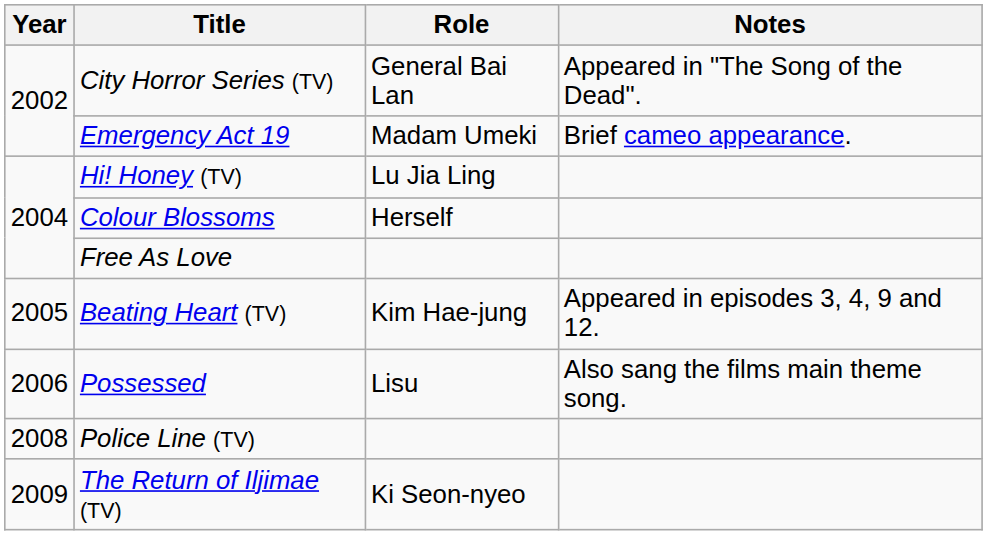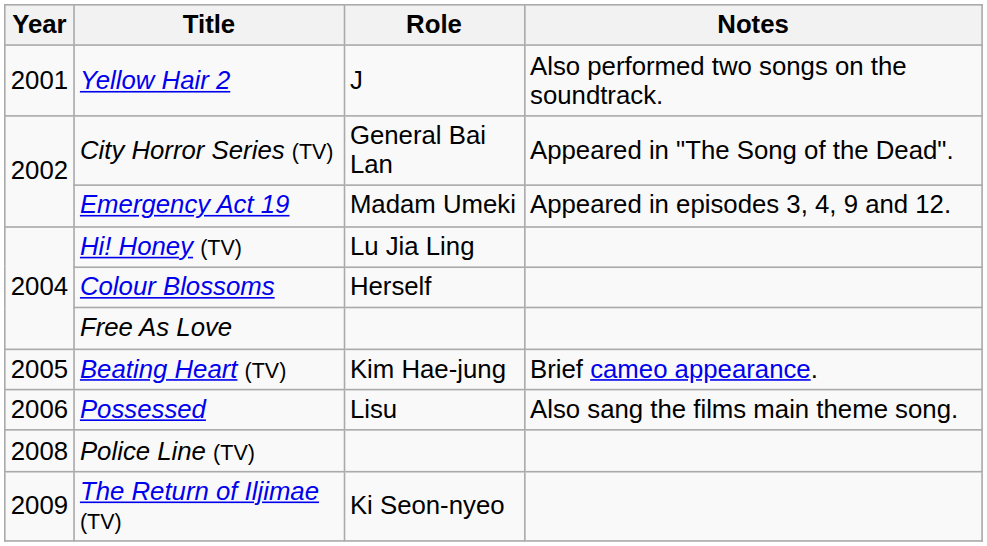+ row: (155, 80)
(708, 135) Brief cameo appearance. -> (741, 205) Appeared in episodes 3, 4, 9 and 12.
(753, 313) Appeared in episodes 3, 4, 9 and 12. -> (674, 368) Brief cameo appearance.
